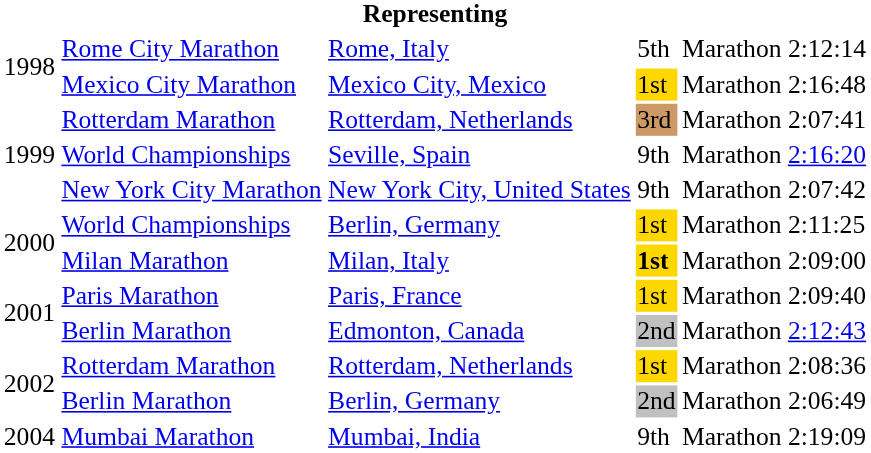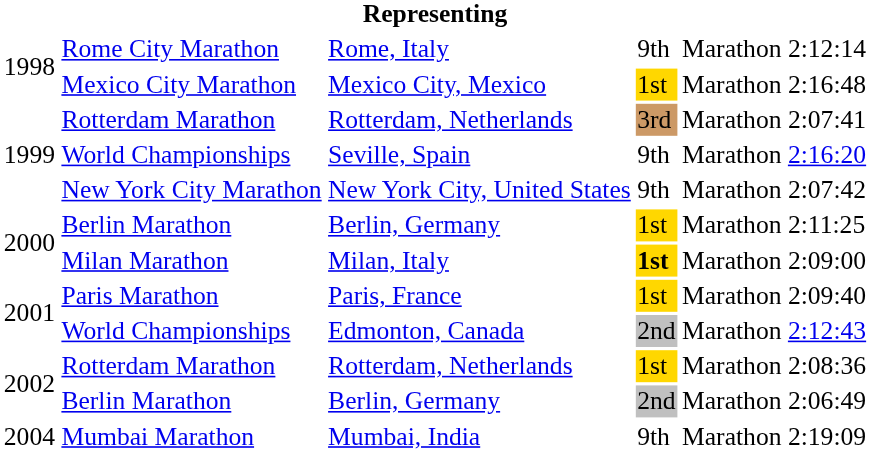(654, 49) 5th -> (654, 49) 9th
(176, 225) World Championships -> (146, 225) Berlin Marathon
(146, 330) Berlin Marathon -> (176, 330) World Championships
